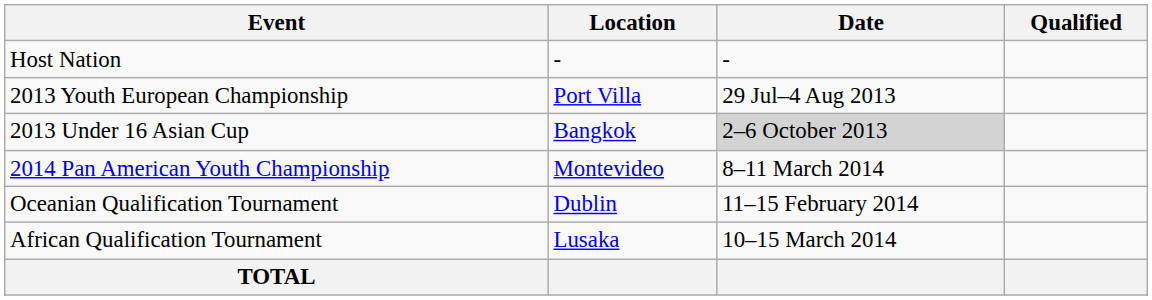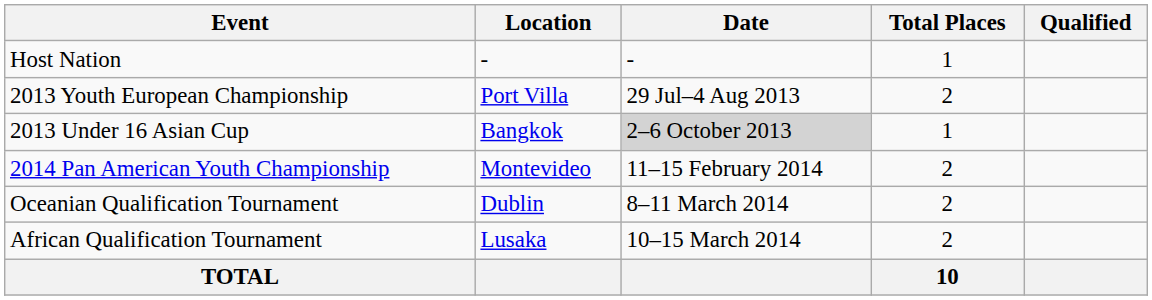+ column: (947, 22)
(803, 167) 8–11 March 2014 -> (725, 167) 11–15 February 2014
(820, 204) 11–15 February 2014 -> (707, 204) 8–11 March 2014
